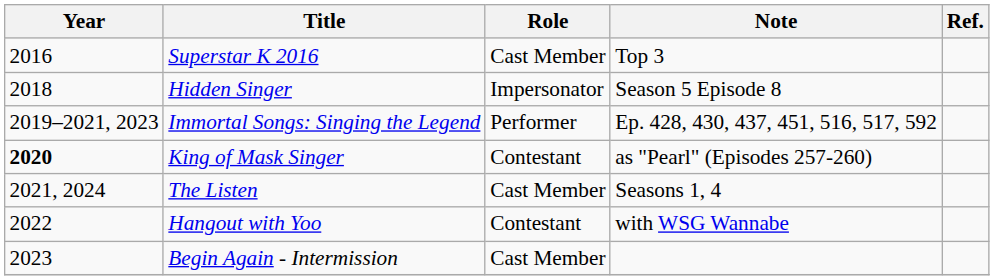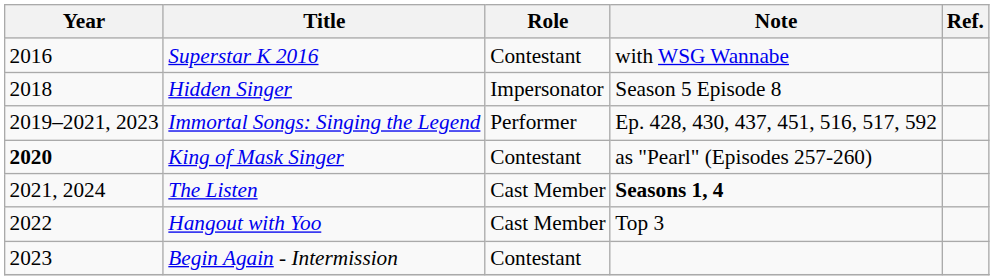(548, 55) Cast Member -> (536, 55) Contestant
(640, 55) Top 3 -> (702, 55) with WSG Wannabe
(668, 190) normal -> (669, 190) bold
(536, 223) Contestant -> (548, 223) Cast Member
(702, 223) with WSG Wannabe -> (640, 223) Top 3
(548, 257) Cast Member -> (536, 257) Contestant
